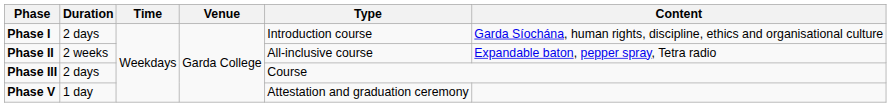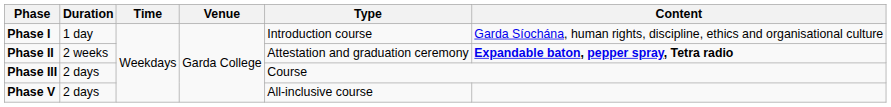(81, 33) 2 days -> (78, 33) 1 day
(320, 53) All-inclusive course -> (368, 53) Attestation and graduation ceremony
(595, 53) normal -> (604, 53) bold
(78, 92) 1 day -> (81, 92) 2 days
(368, 92) Attestation and graduation ceremony -> (320, 92) All-inclusive course
